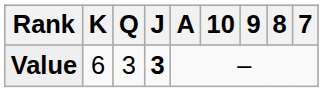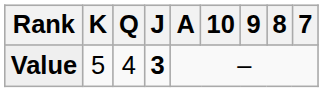(98, 65) 6 -> (98, 65) 5
(129, 65) 3 -> (129, 65) 4
